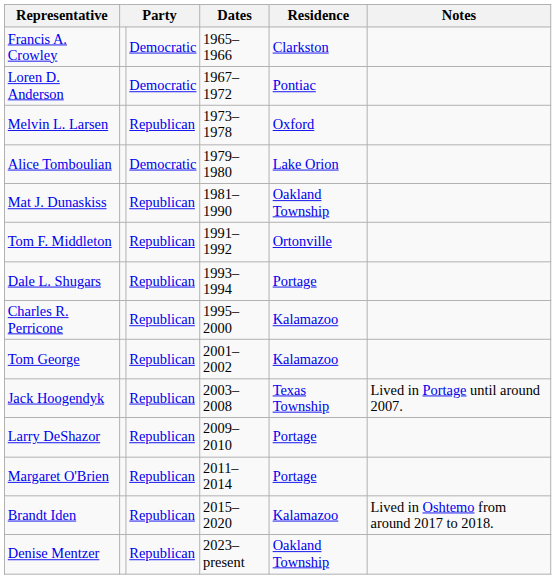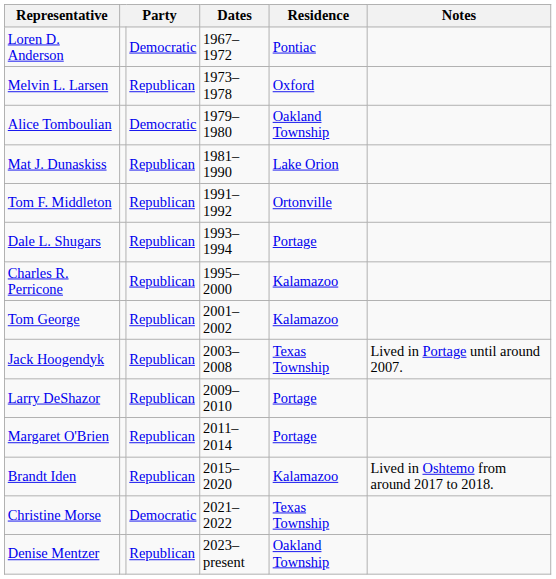- row: (37, 46)
(306, 163) Lake Orion -> (301, 124) Oakland Township
(301, 203) Oakland Township -> (306, 163) Lake Orion
+ row: (54, 515)
